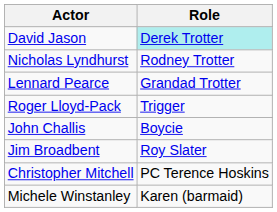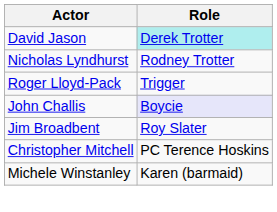- row: (58, 83)
(162, 128) no background -> (162, 106) lavender background
